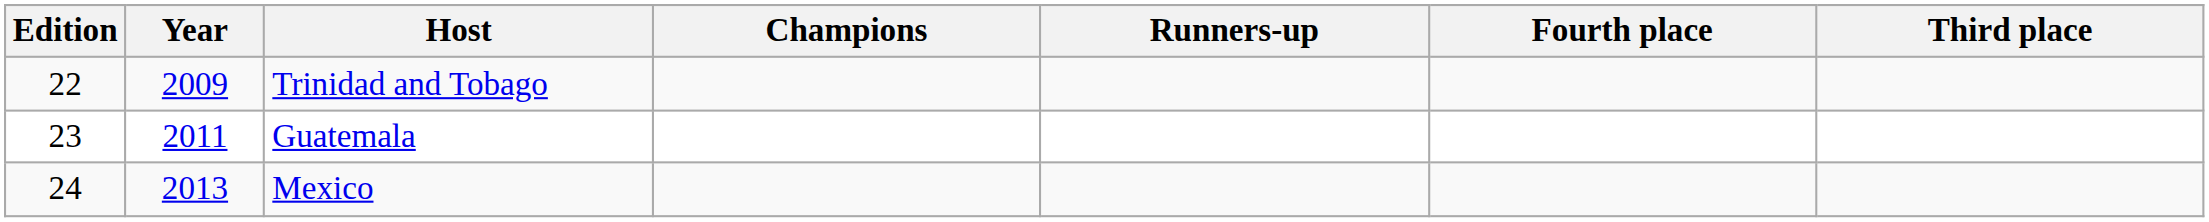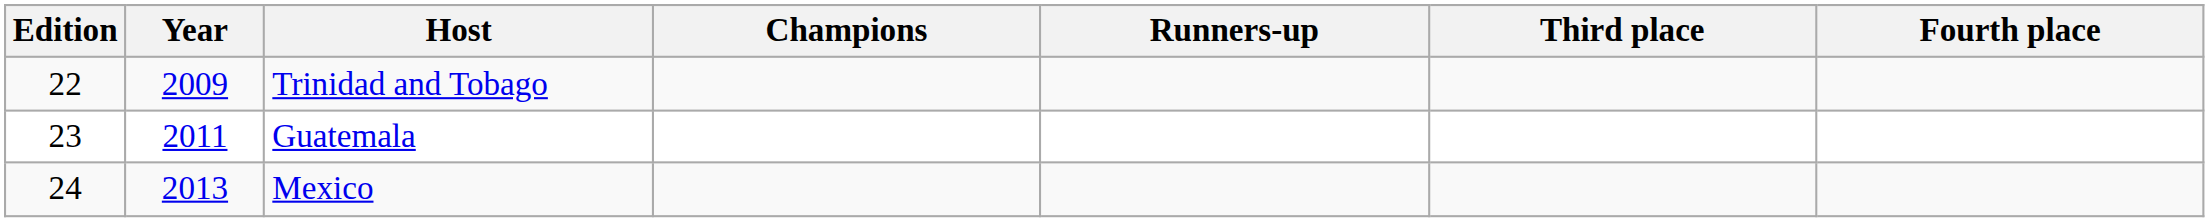columns swapped: (2010, 30) <-> (1622, 30)
